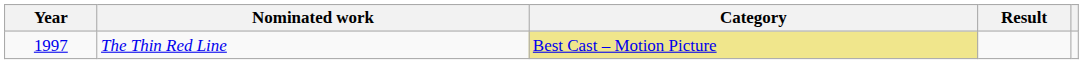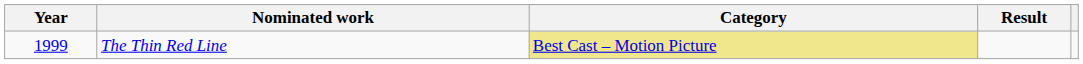(51, 44) 1997 -> (51, 44) 1999
